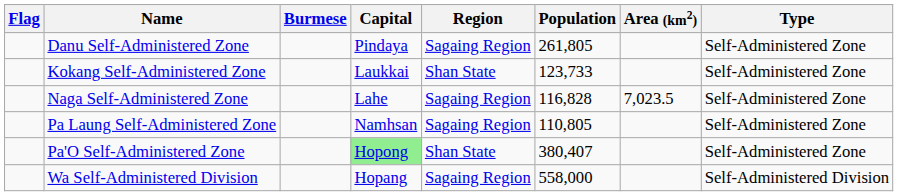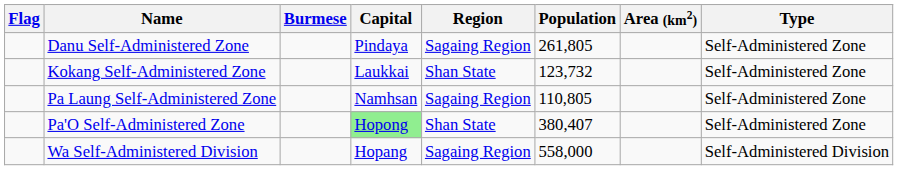(565, 71) 123,733 -> (565, 71) 123,732
- row: (148, 98)
